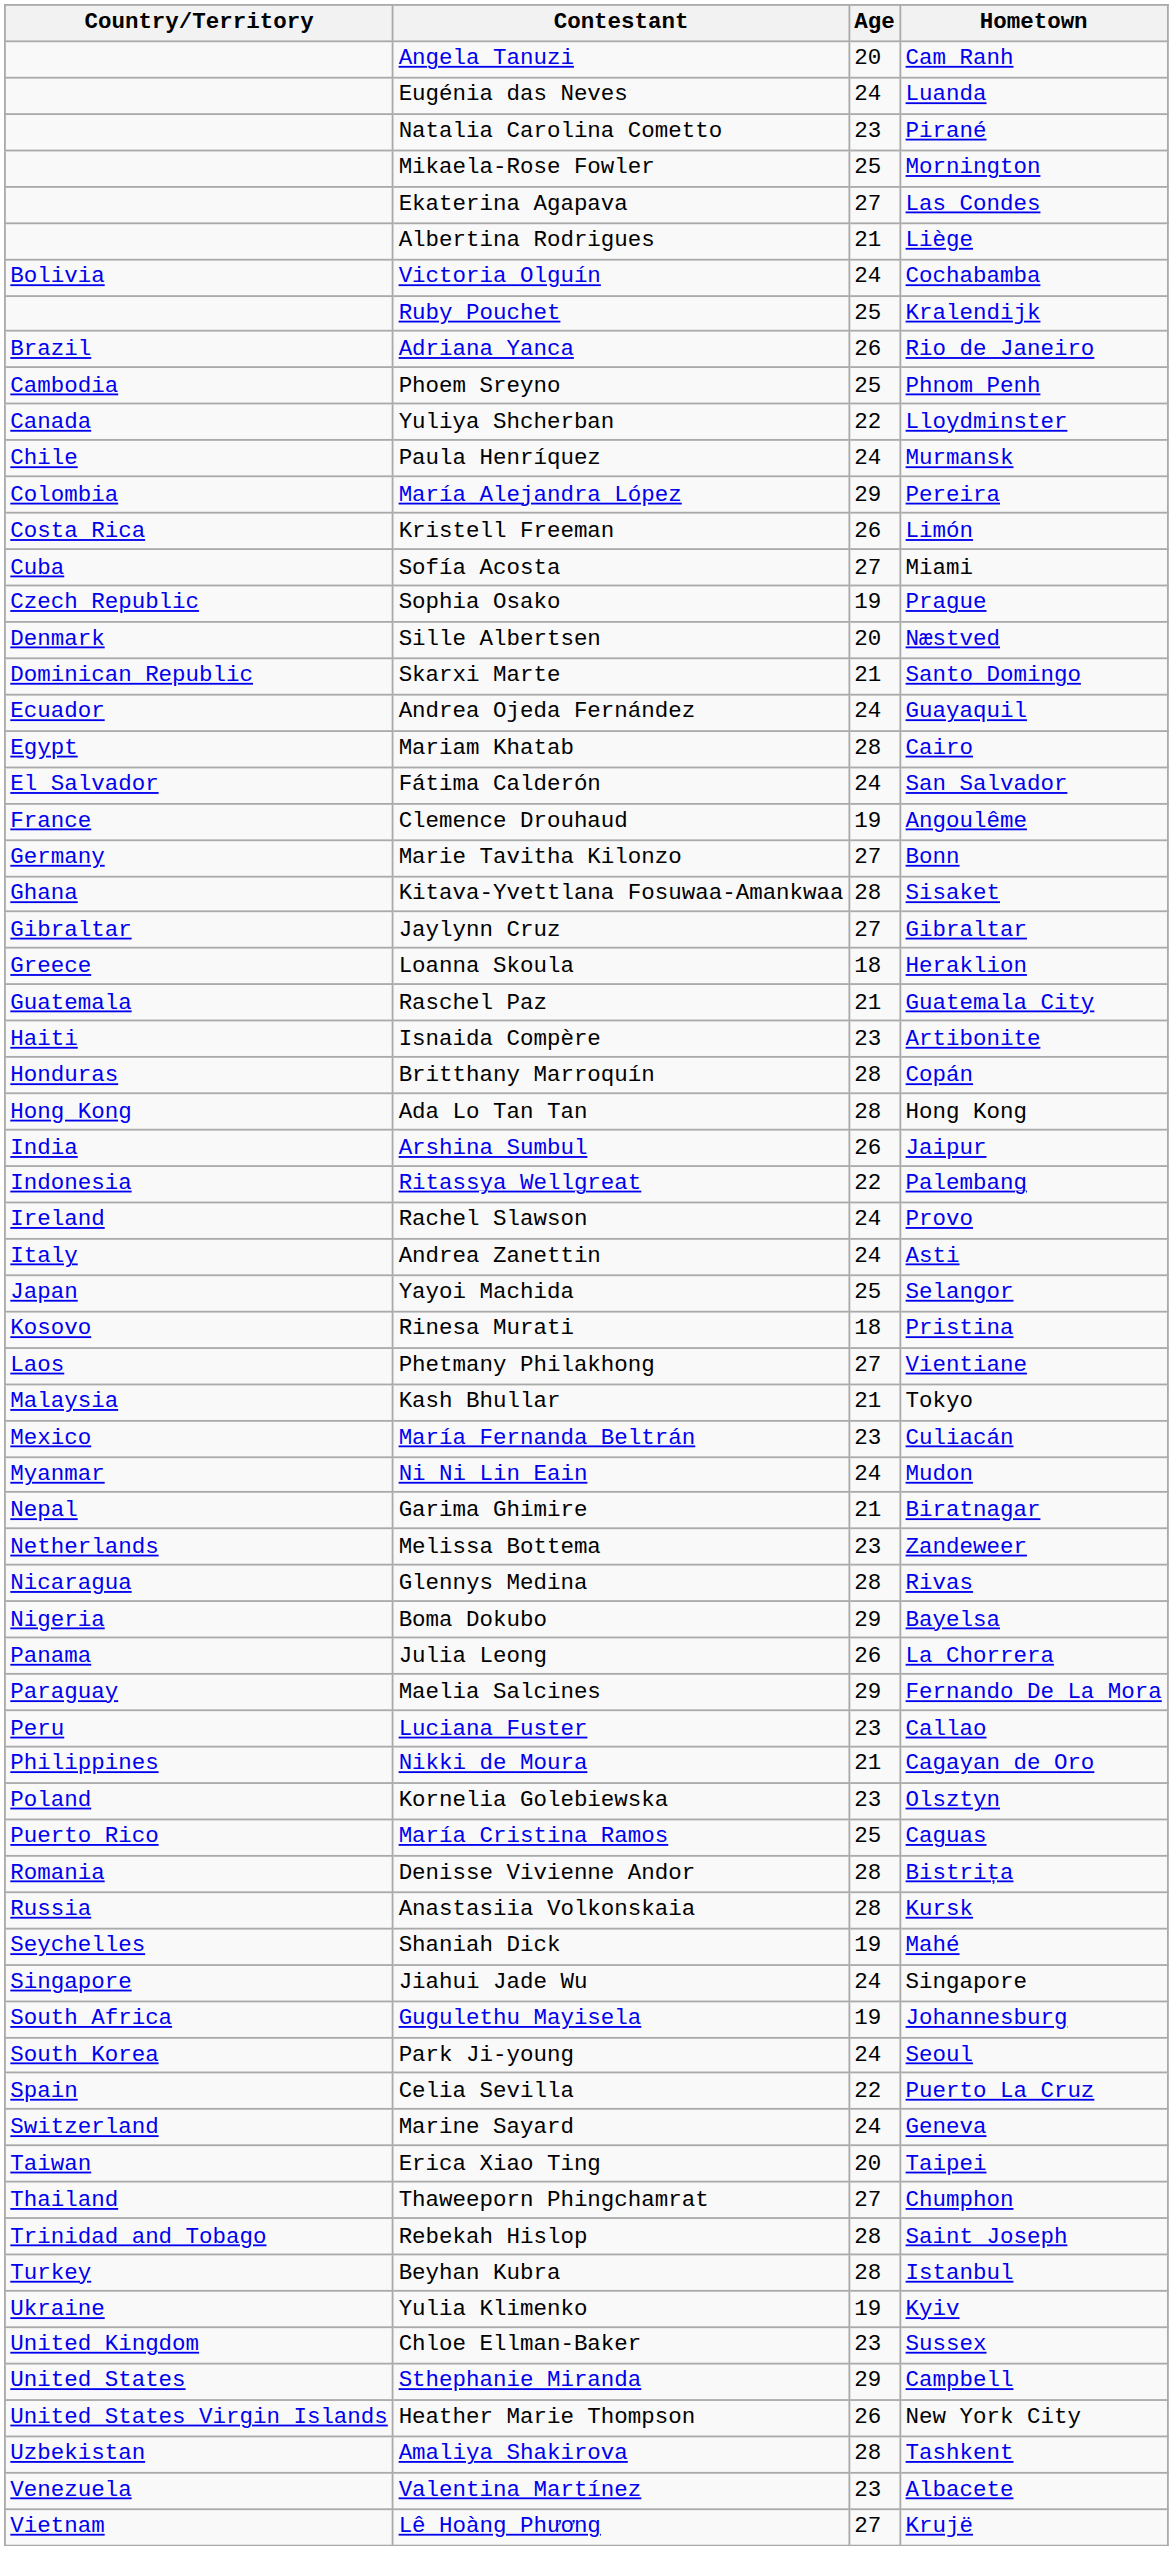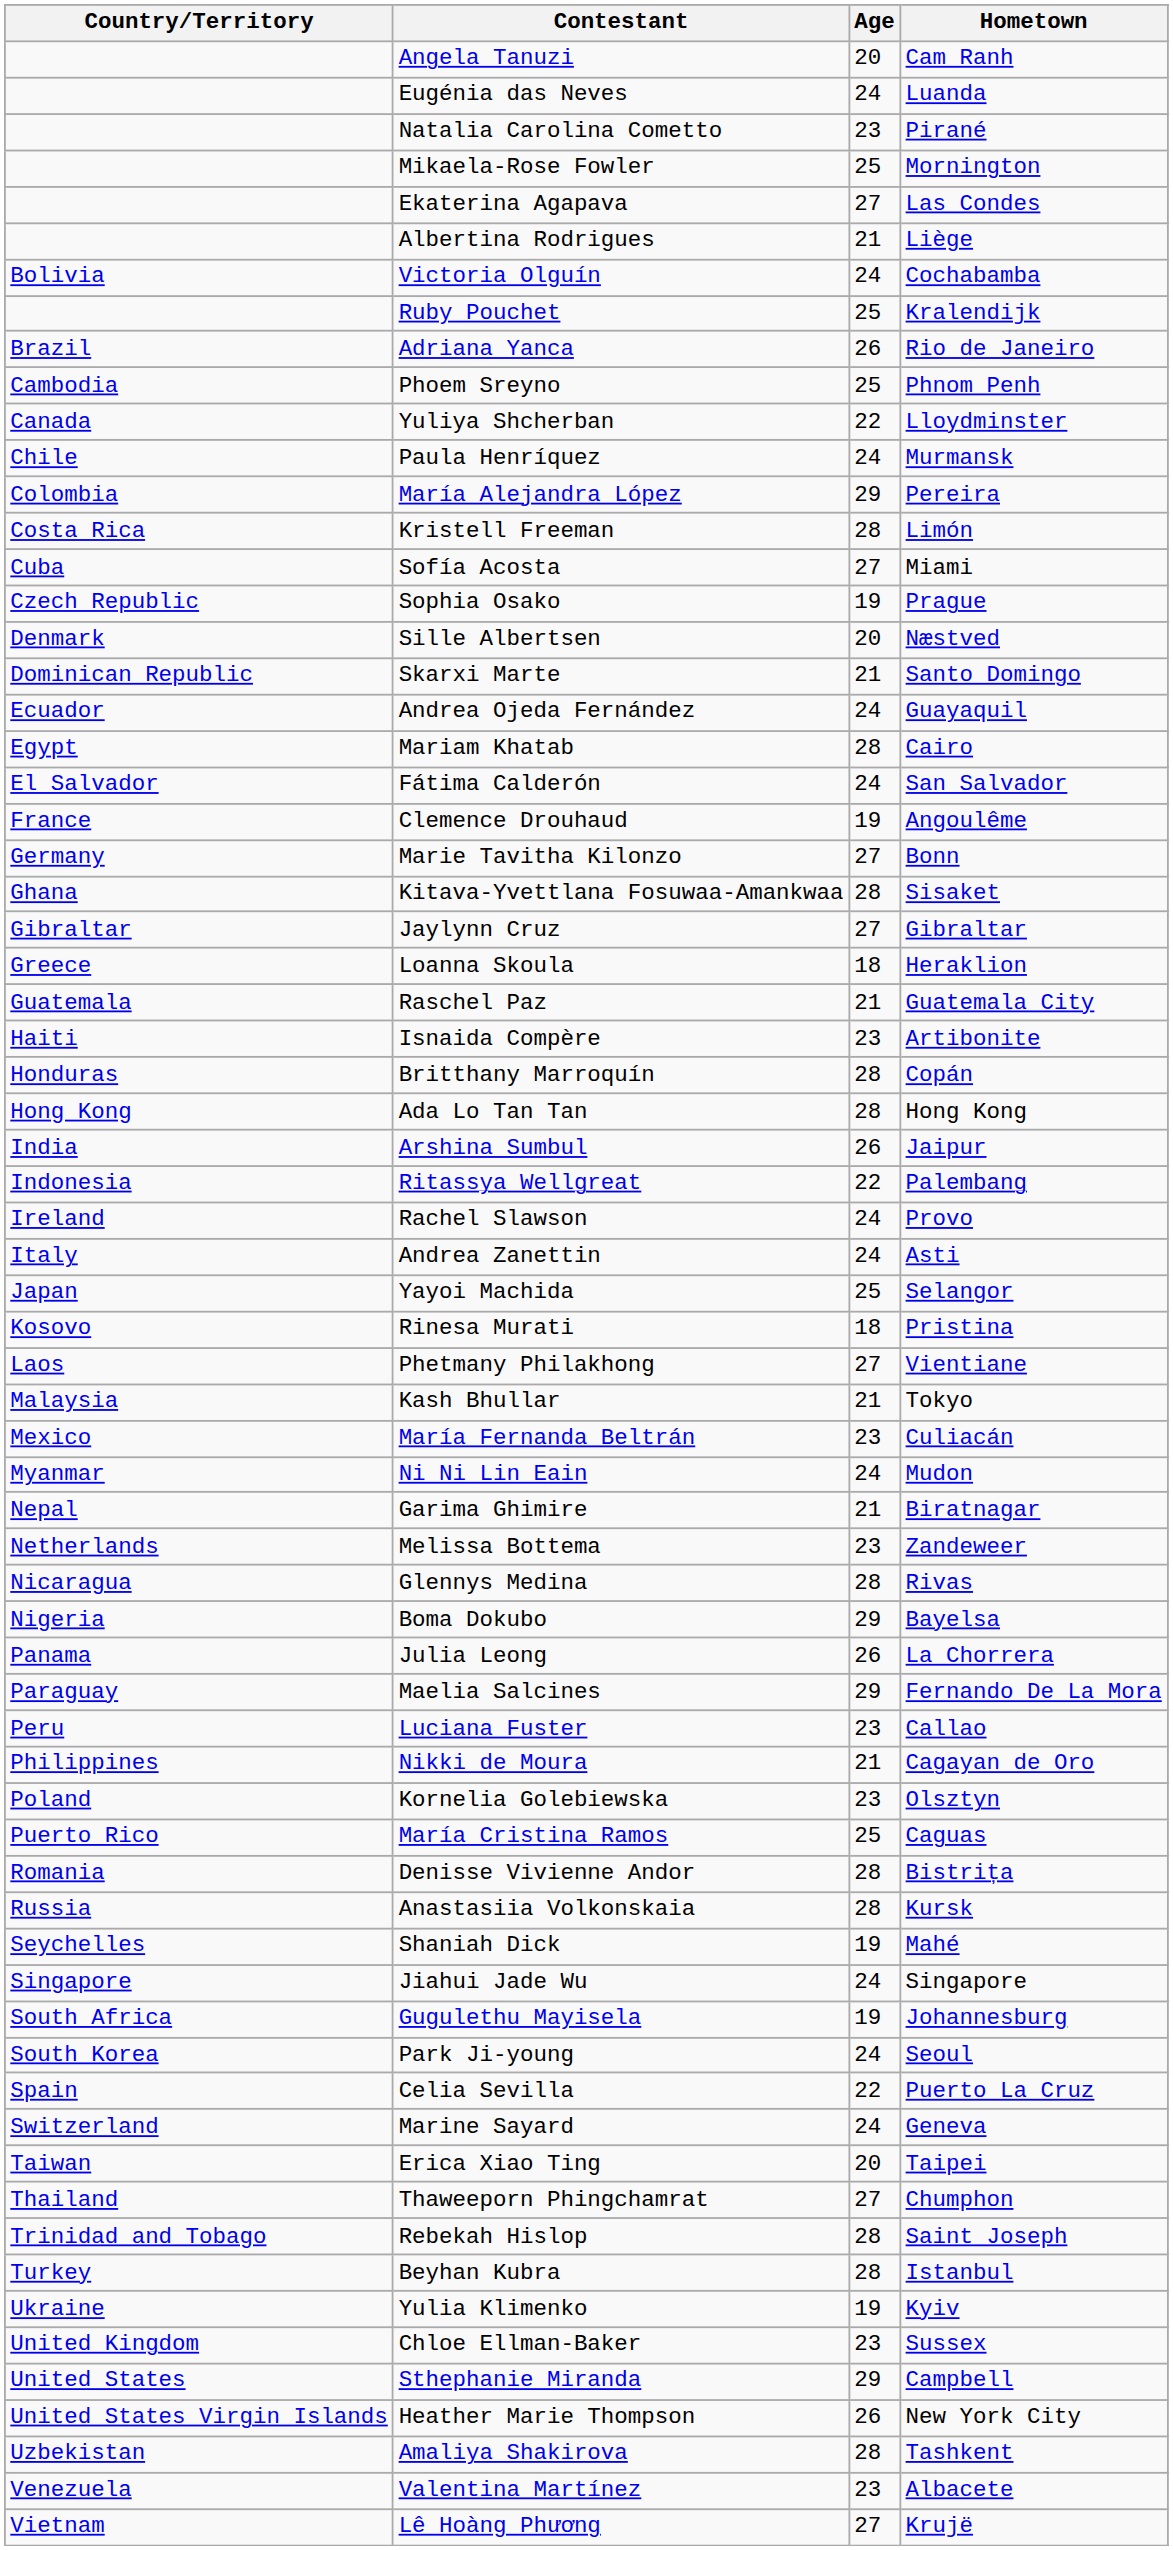(868, 531) 26 -> (868, 531) 28
